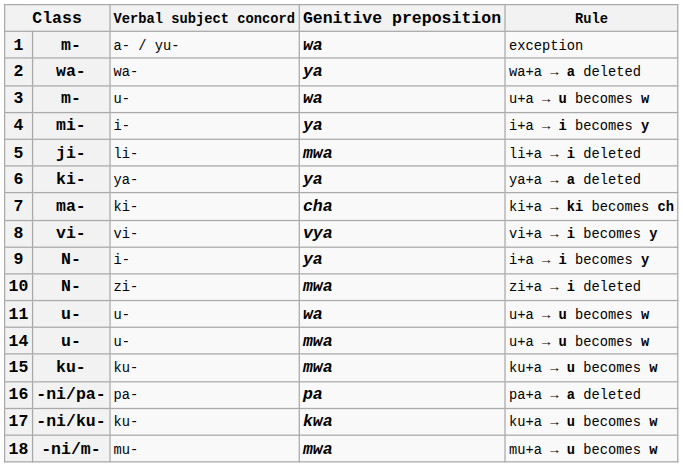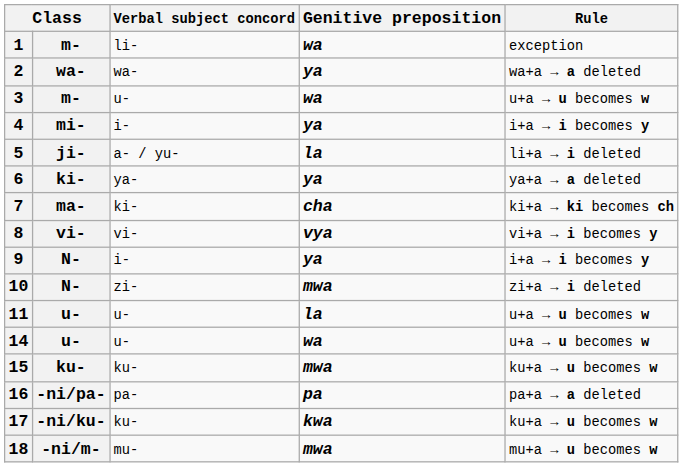(146, 46) a- / yu- -> (126, 46) li-
(126, 153) li- -> (146, 153) a- / yu-
(318, 153) mwa -> (313, 153) la
(313, 314) wa -> (313, 314) la
(318, 341) mwa -> (313, 341) wa
